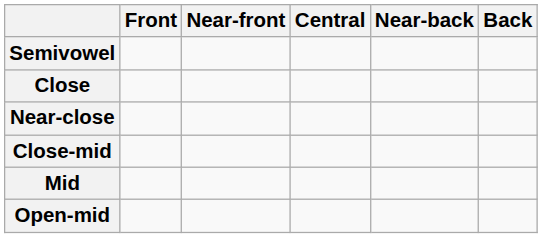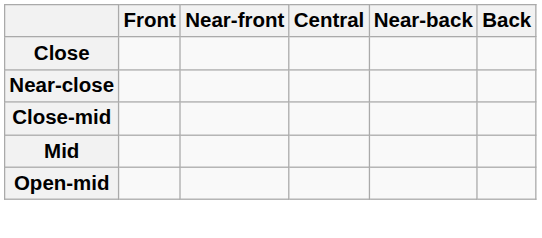- row: (62, 53)
